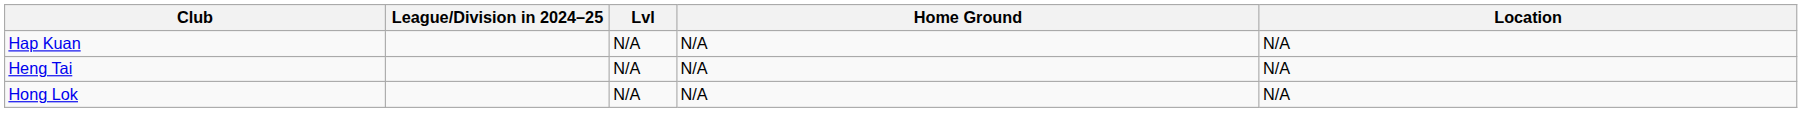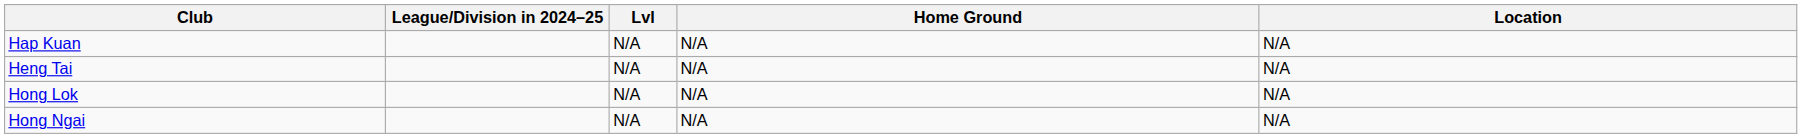+ row: (47, 121)
